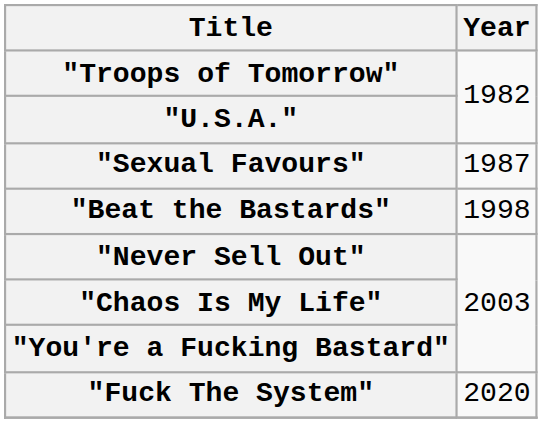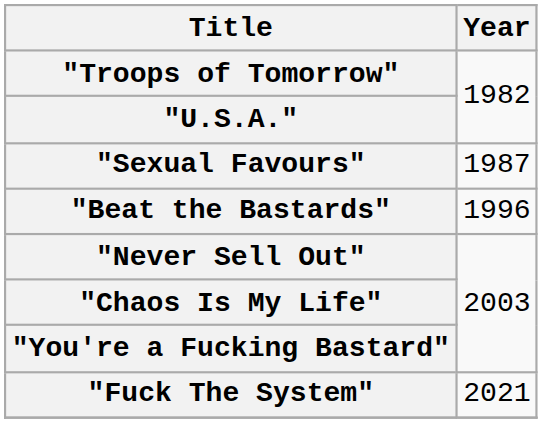(497, 211) 1998 -> (497, 211) 1996
(497, 394) 2020 -> (497, 394) 2021
